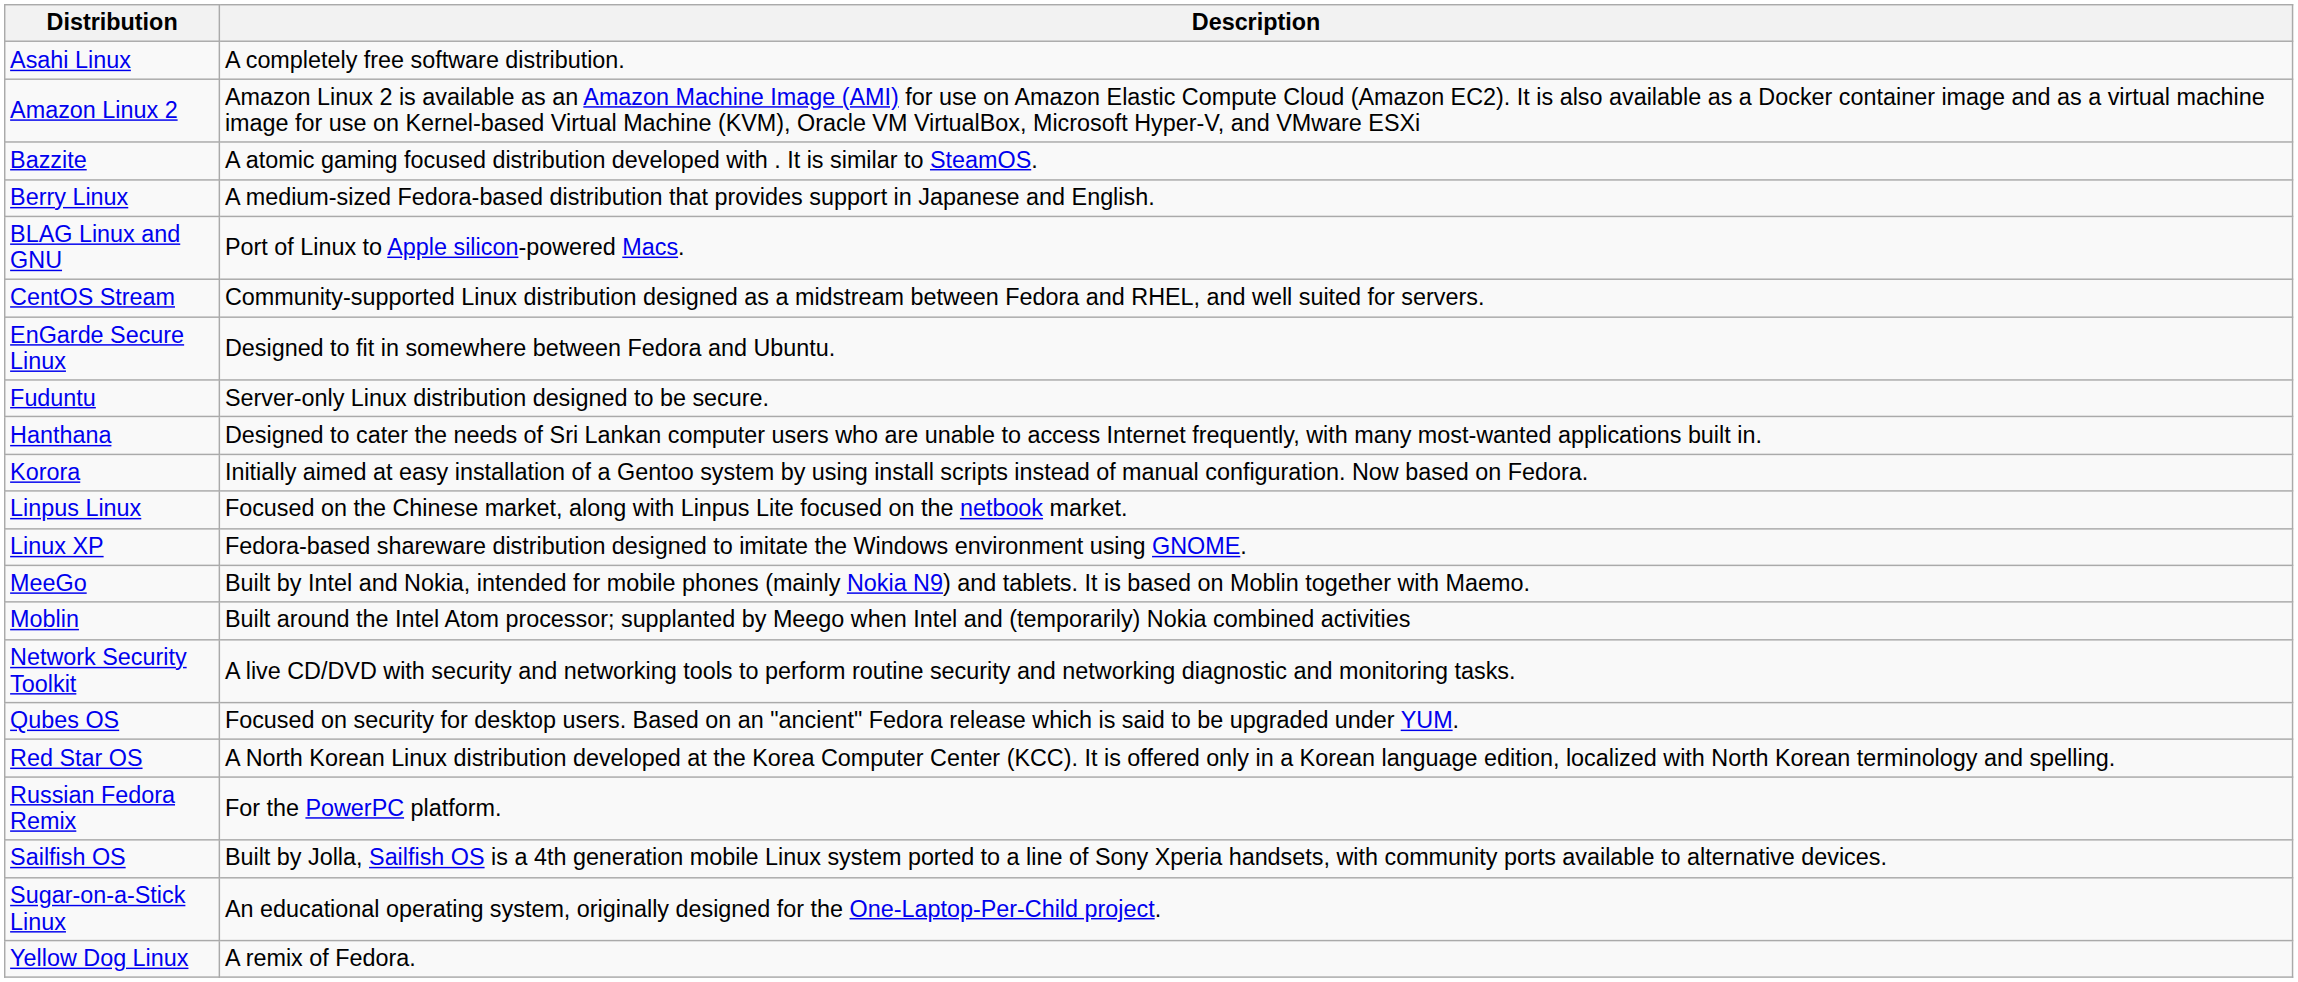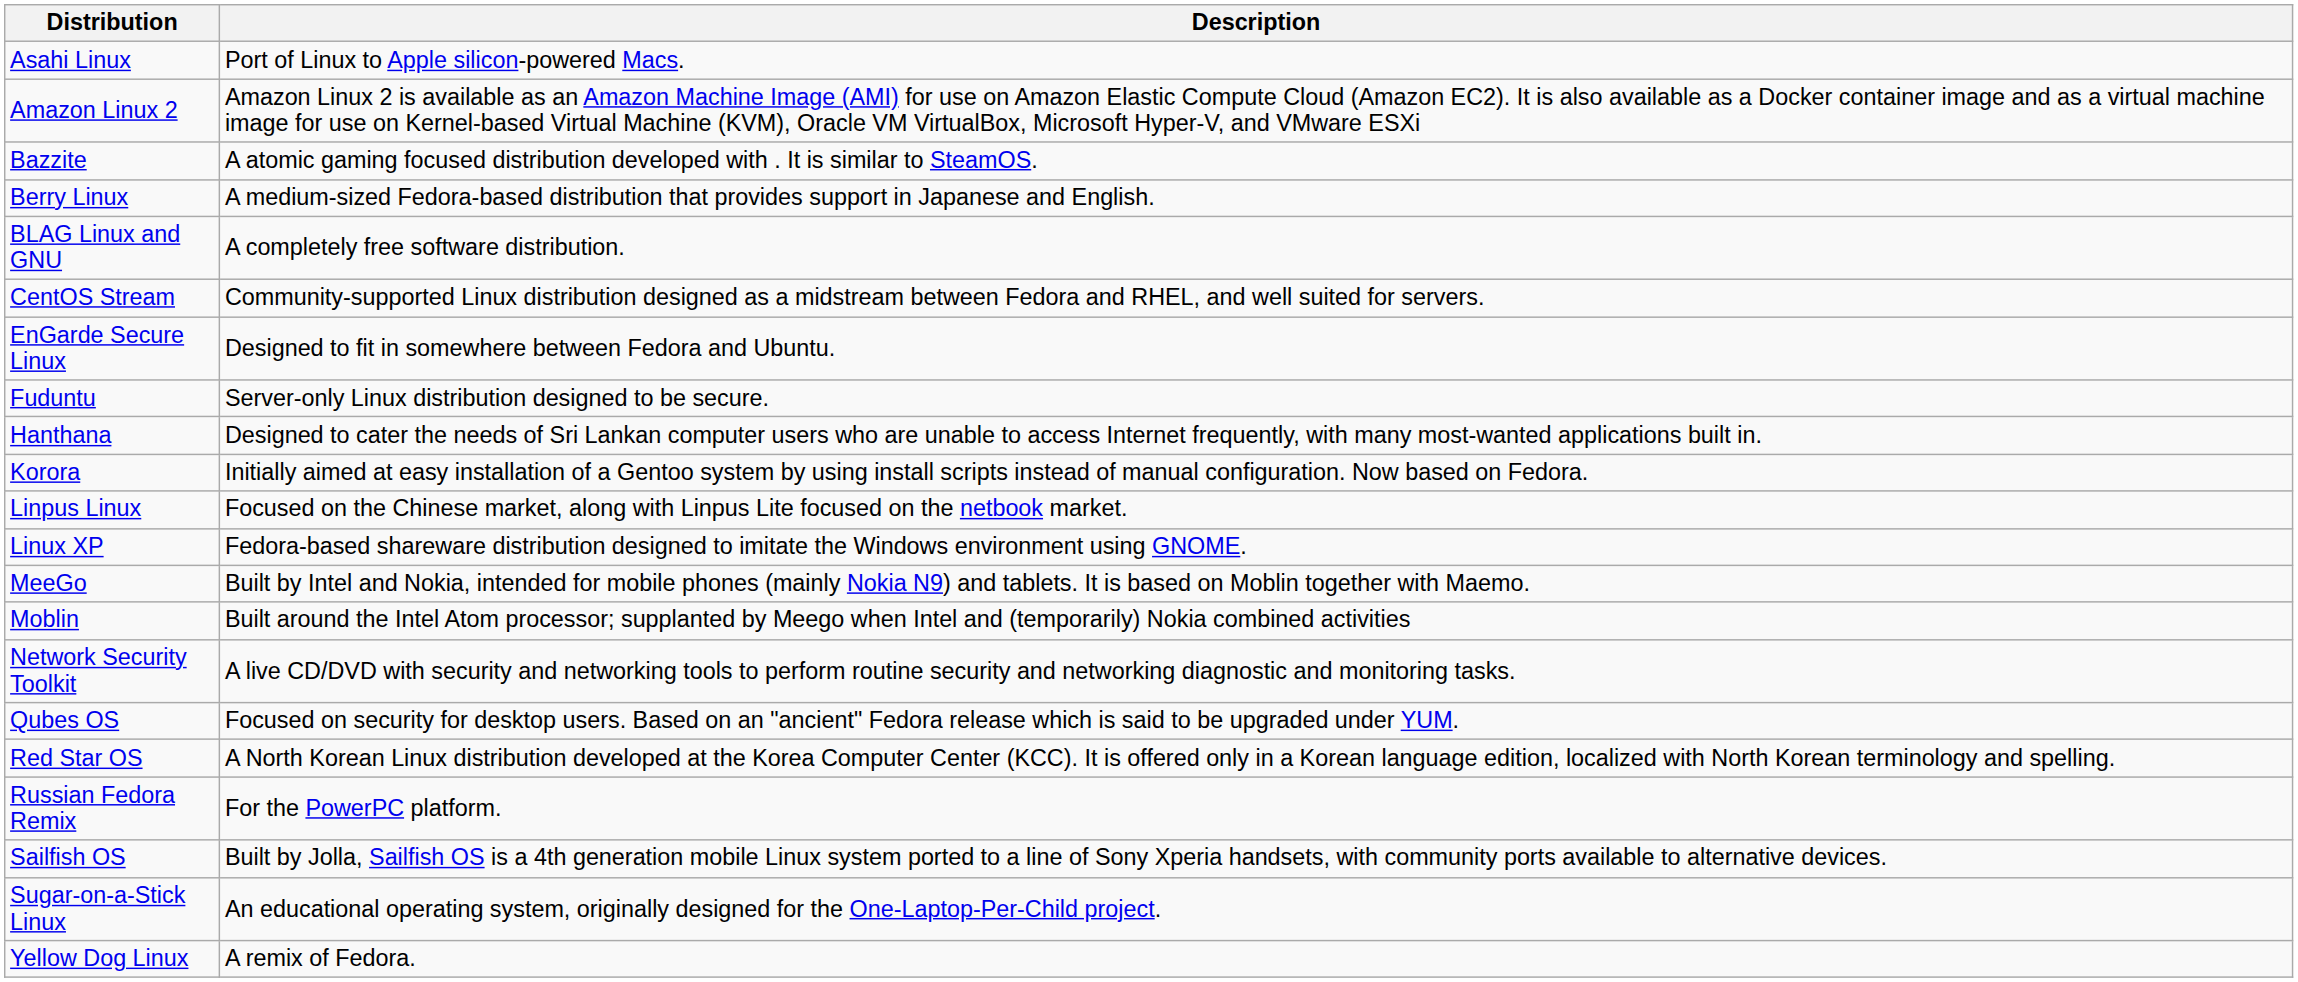(425, 60) A completely free software distribution. -> (455, 60) Port of Linux to Apple silicon-powered Macs.
(455, 247) Port of Linux to Apple silicon-powered Macs. -> (425, 247) A completely free software distribution.
